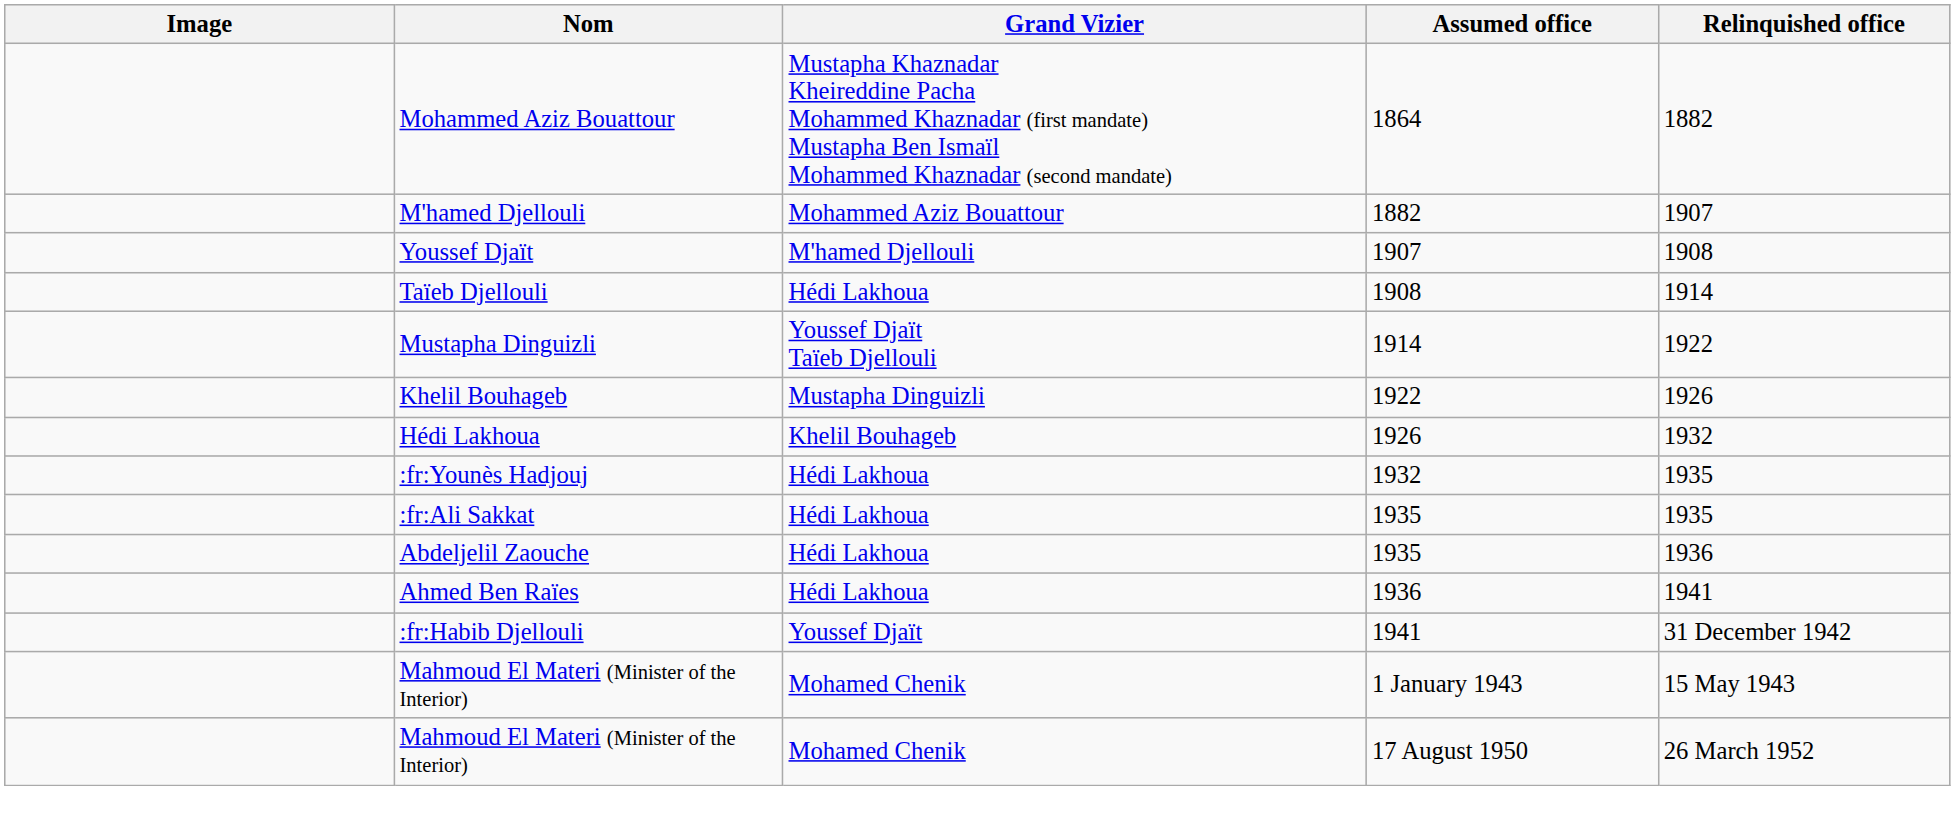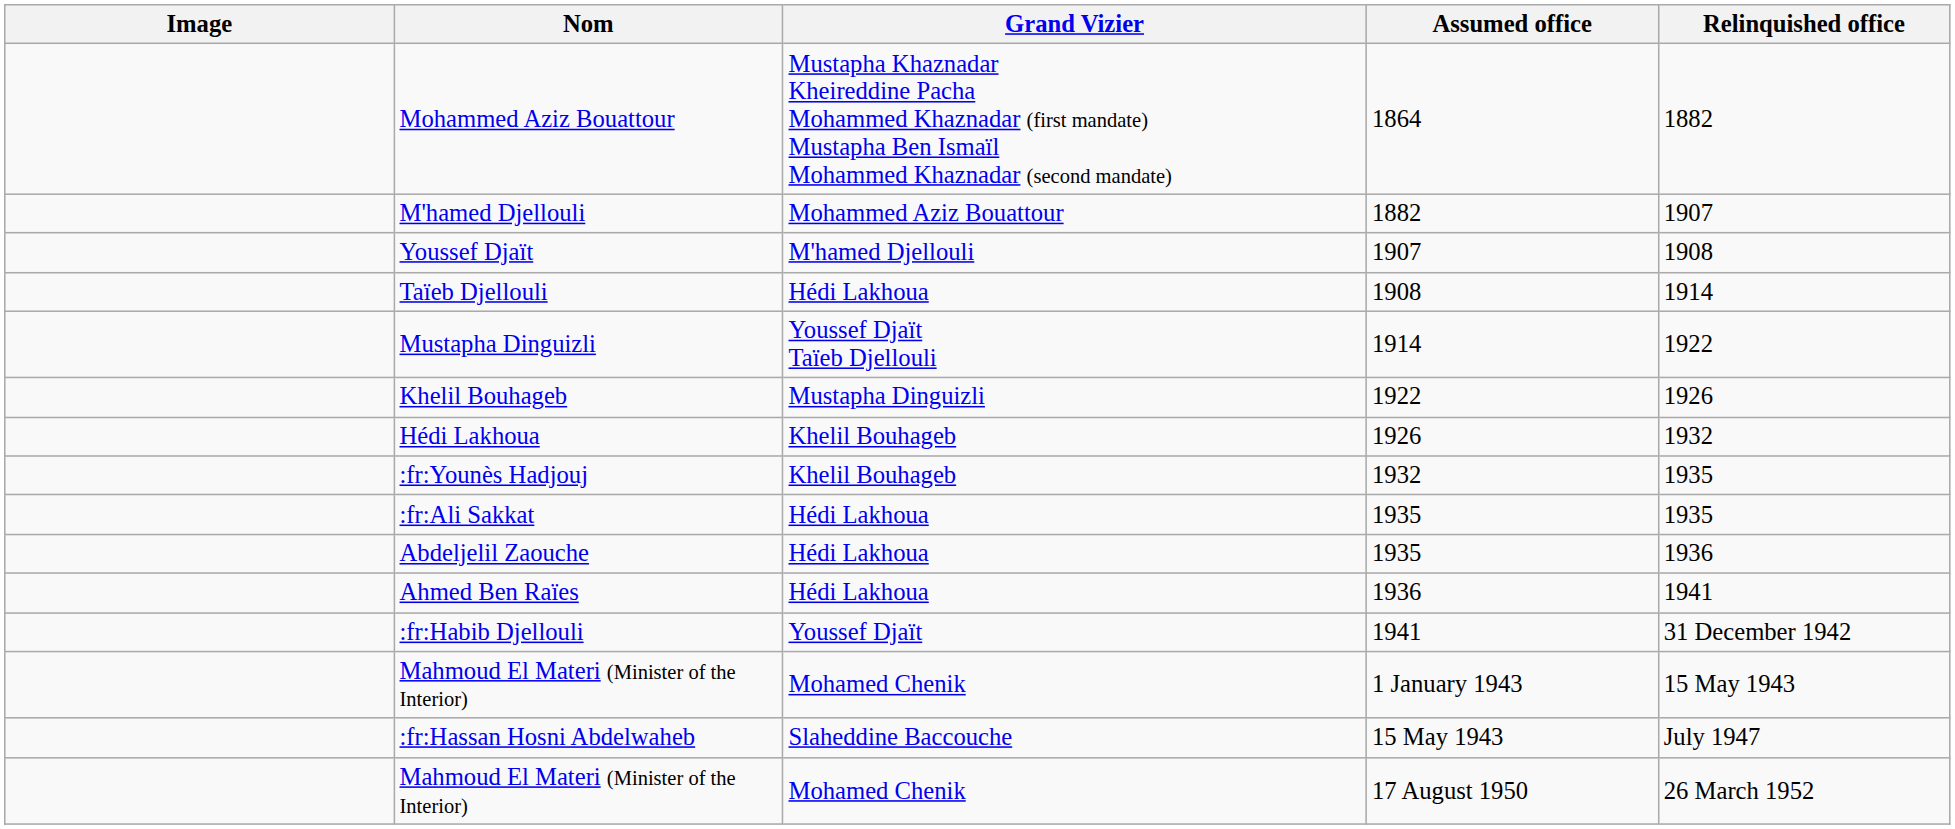(859, 475) Hédi Lakhoua -> (872, 475) Khelil Bouhageb
+ row: (547, 737)
